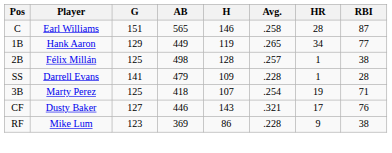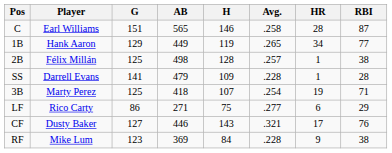+ row: (17, 108)
(226, 124) 86 -> (226, 140) 84
